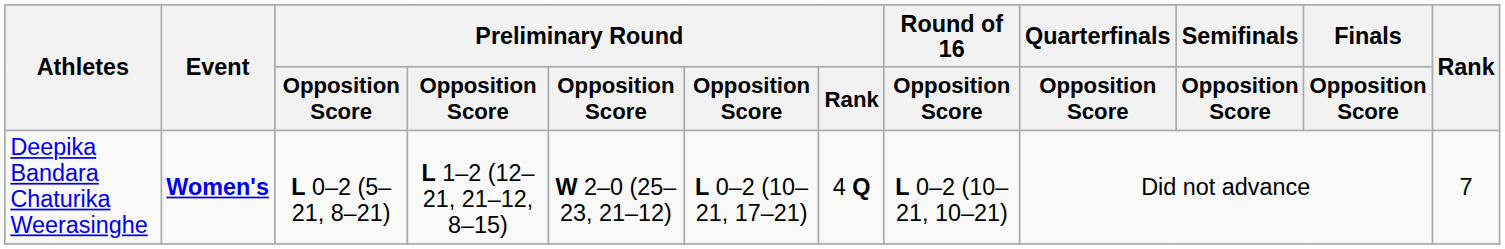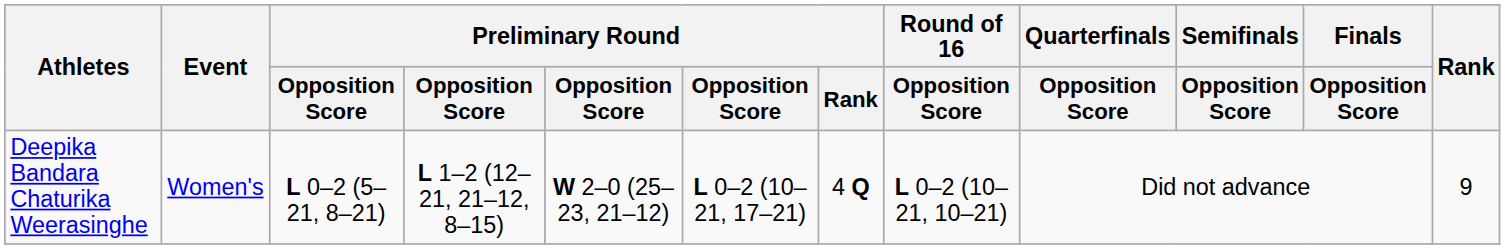(218, 186) bold -> (215, 186) normal
(1466, 186) 7 -> (1466, 186) 9
